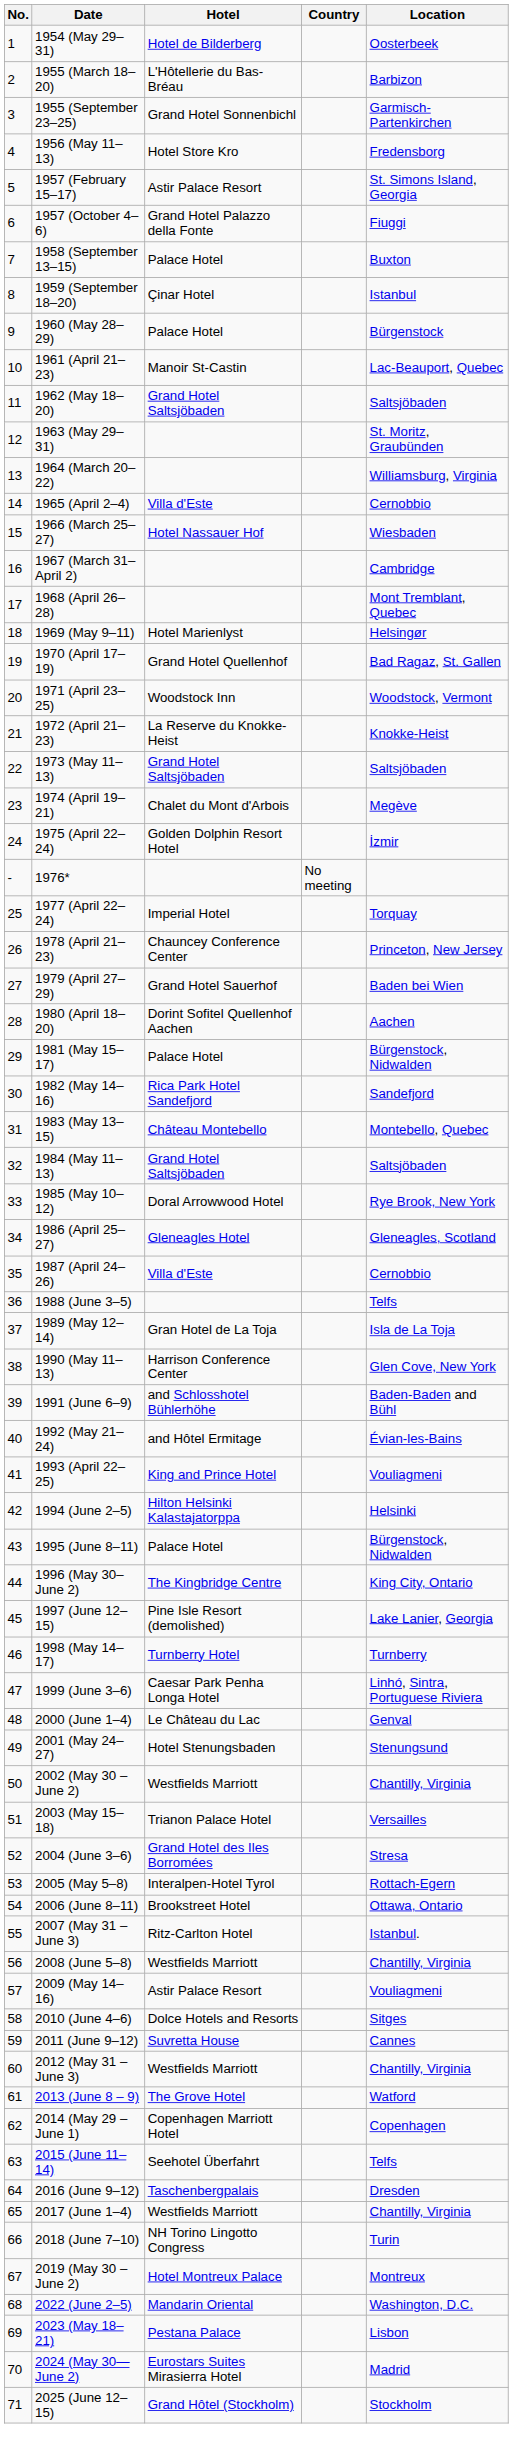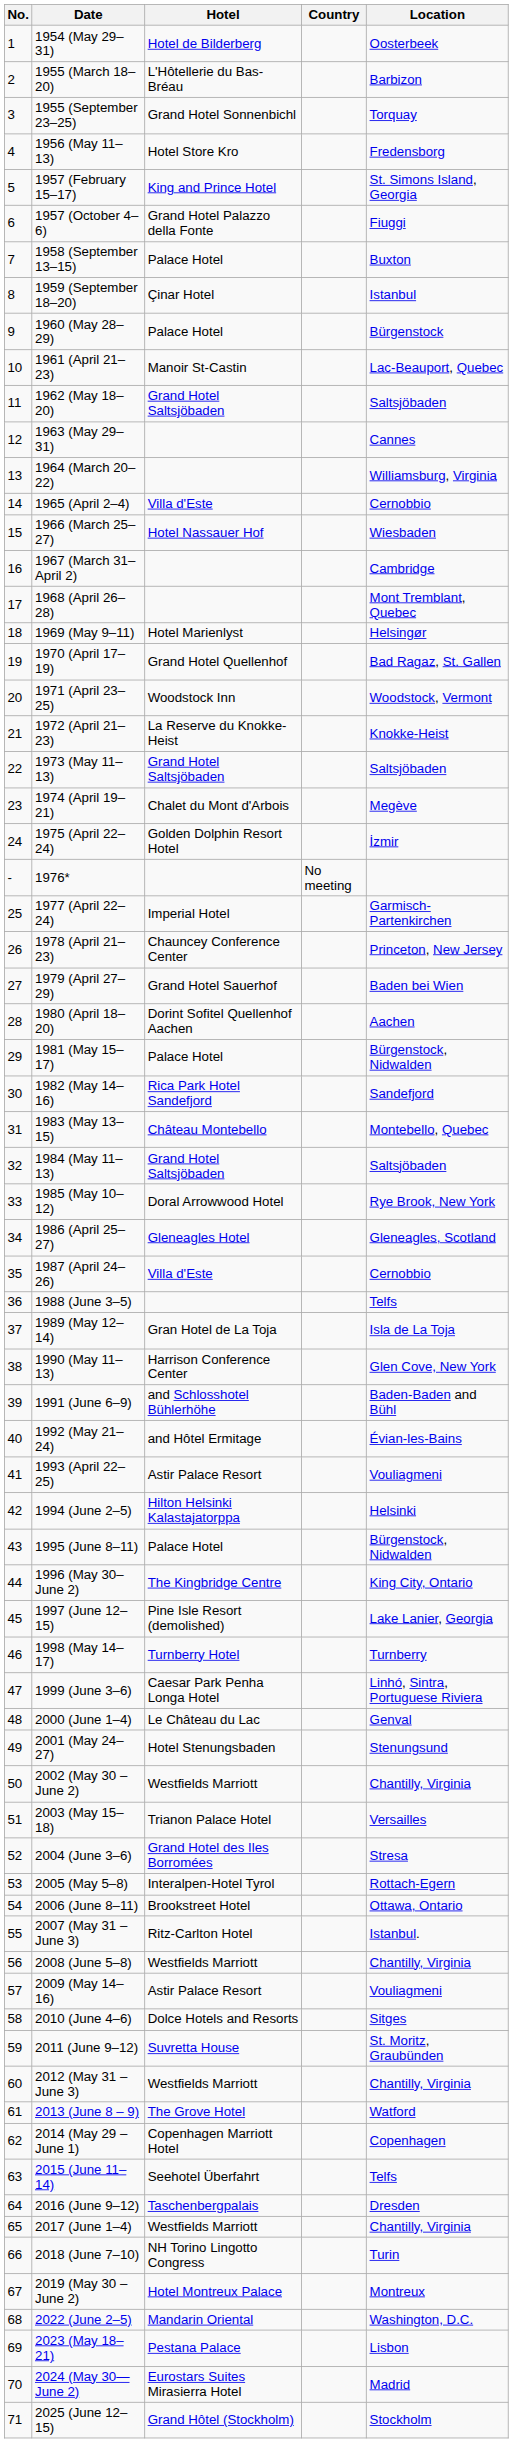(411, 115) Garmisch-Partenkirchen -> (393, 115) Torquay
(204, 187) Astir Palace Resort -> (212, 187) King and Prince Hotel
(406, 439) St. Moritz, Graubünden -> (392, 439) Cannes
(393, 913) Torquay -> (411, 913) Garmisch-Partenkirchen
(212, 1474) King and Prince Hotel -> (204, 1474) Astir Palace Resort
(392, 2040) Cannes -> (406, 2048) St. Moritz, Graubünden
